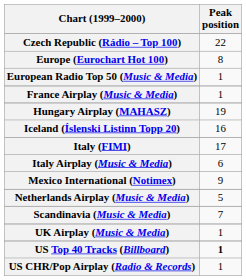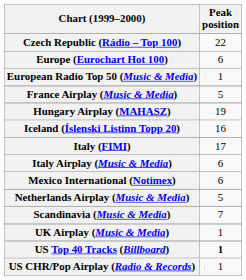(221, 59) 8 -> (221, 59) 6
(221, 94) 1 -> (221, 94) 5
(221, 180) 9 -> (221, 180) 6
